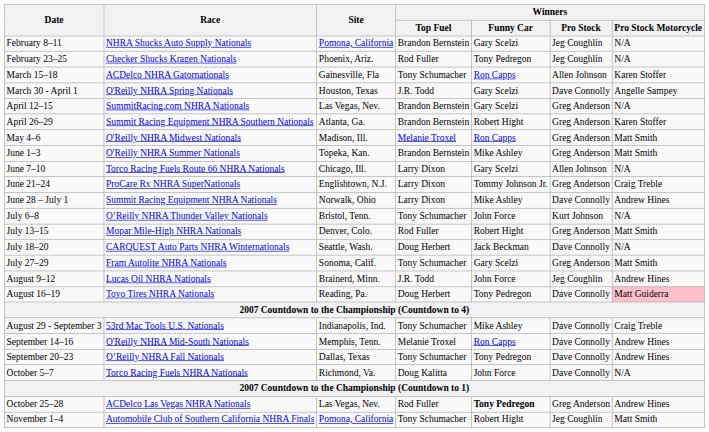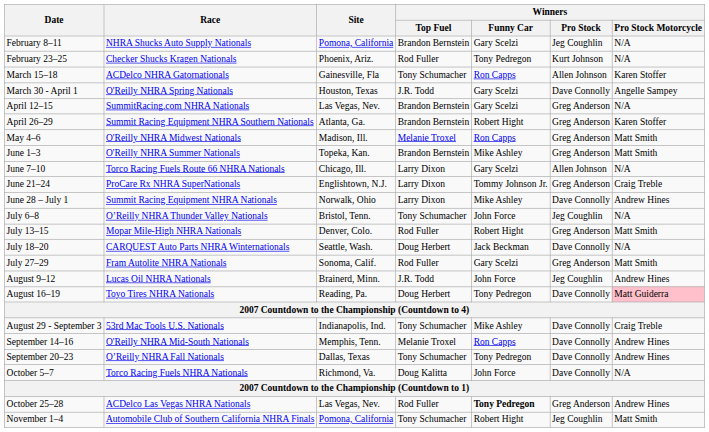(577, 59) Jeg Coughlin -> (578, 59) Kurt Johnson
(578, 216) Kurt Johnson -> (577, 216) Jeg Coughlin
(432, 263) Tony Schumacher -> (418, 263) Rod Fuller
